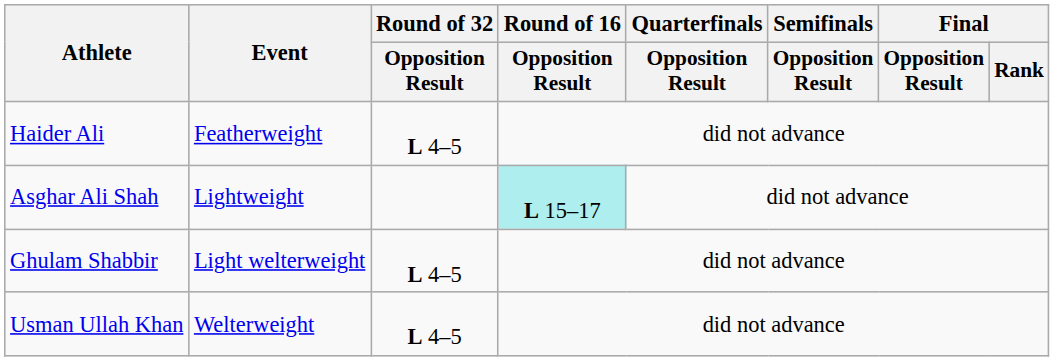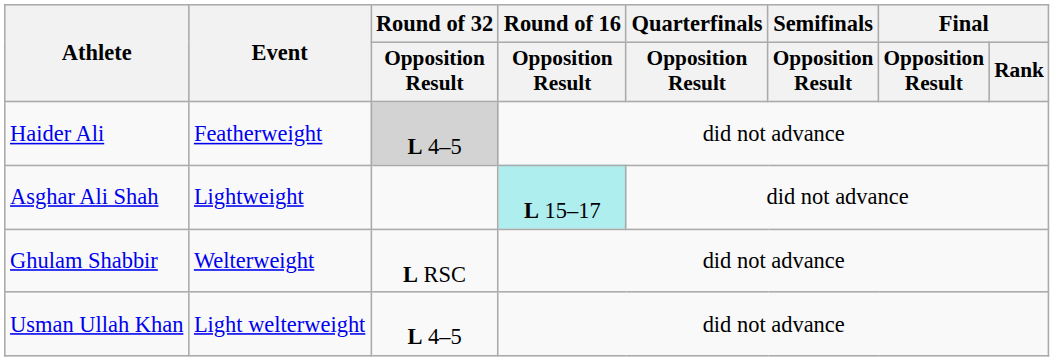(435, 146) no background -> (435, 146) lightgrey background
(280, 260) Light welterweight -> (254, 260) Welterweight
(435, 274) L 4–5 -> (435, 274) L RSC
(254, 324) Welterweight -> (280, 324) Light welterweight
